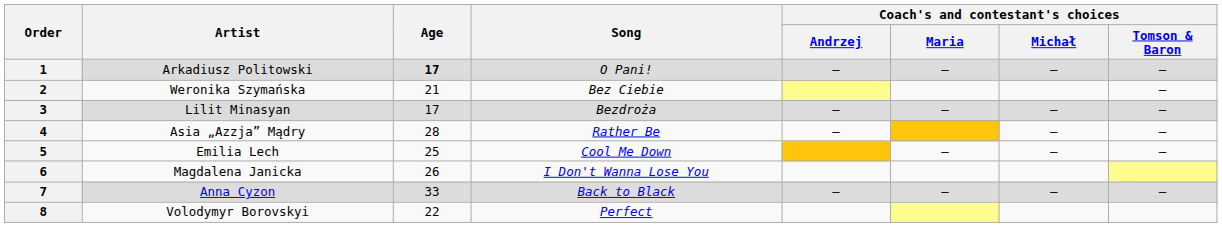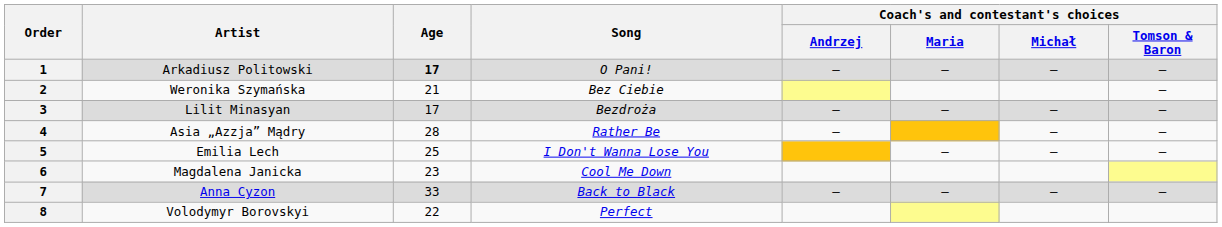(626, 151) Cool Me Down -> (626, 151) I Don't Wanna Lose You
(432, 171) 26 -> (432, 171) 23
(626, 171) I Don't Wanna Lose You -> (626, 171) Cool Me Down
